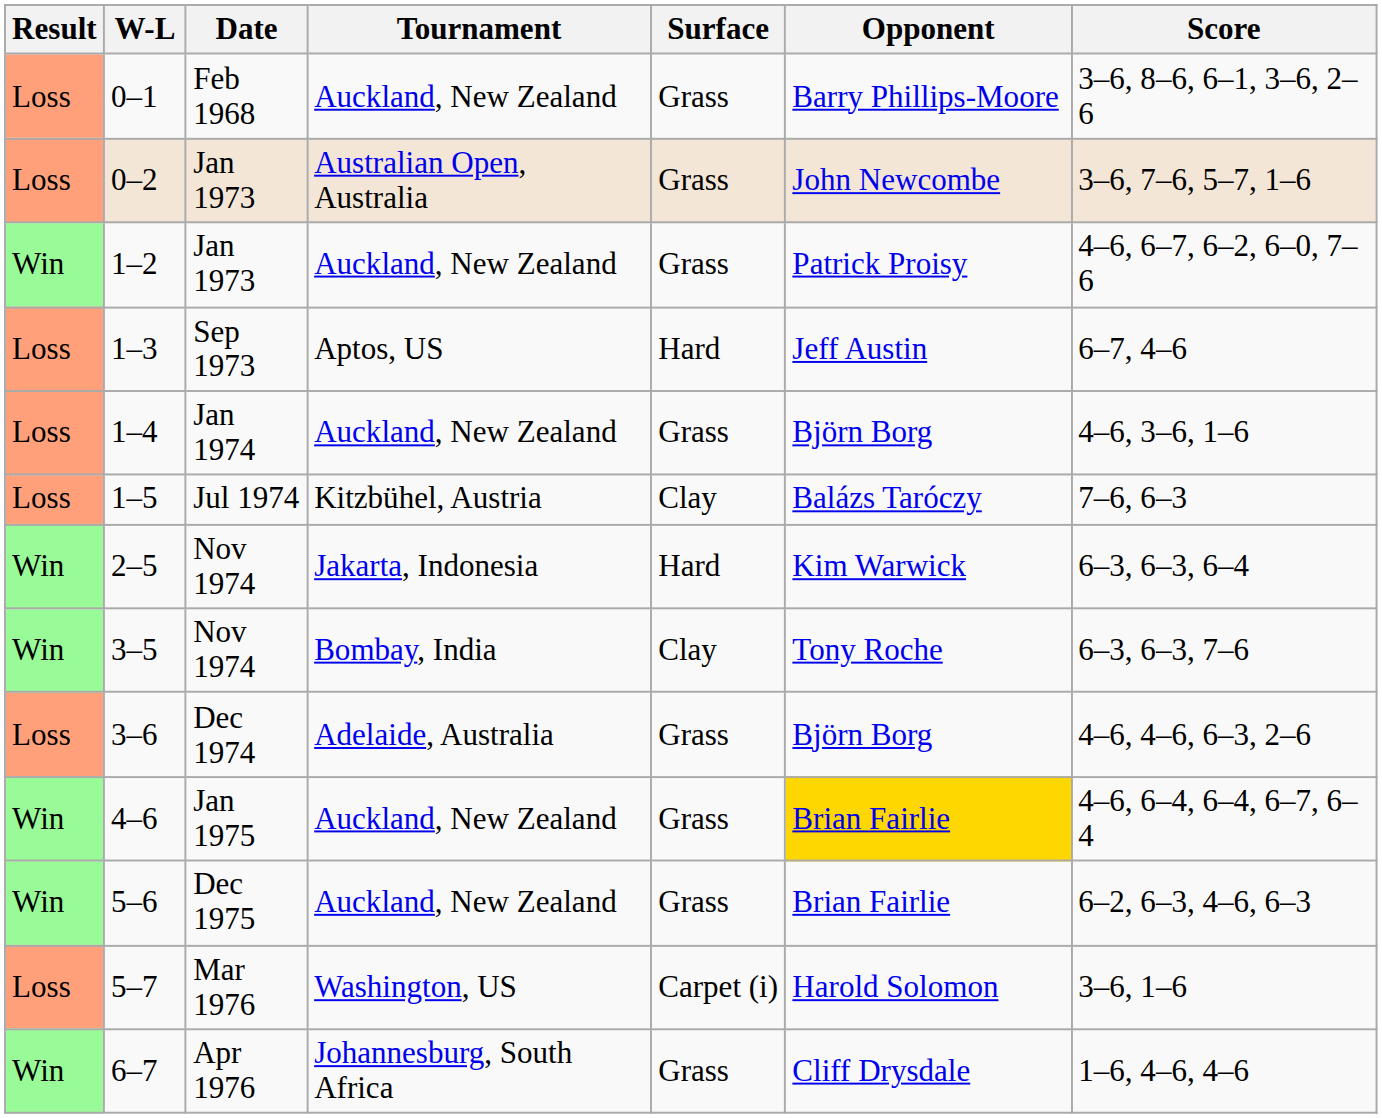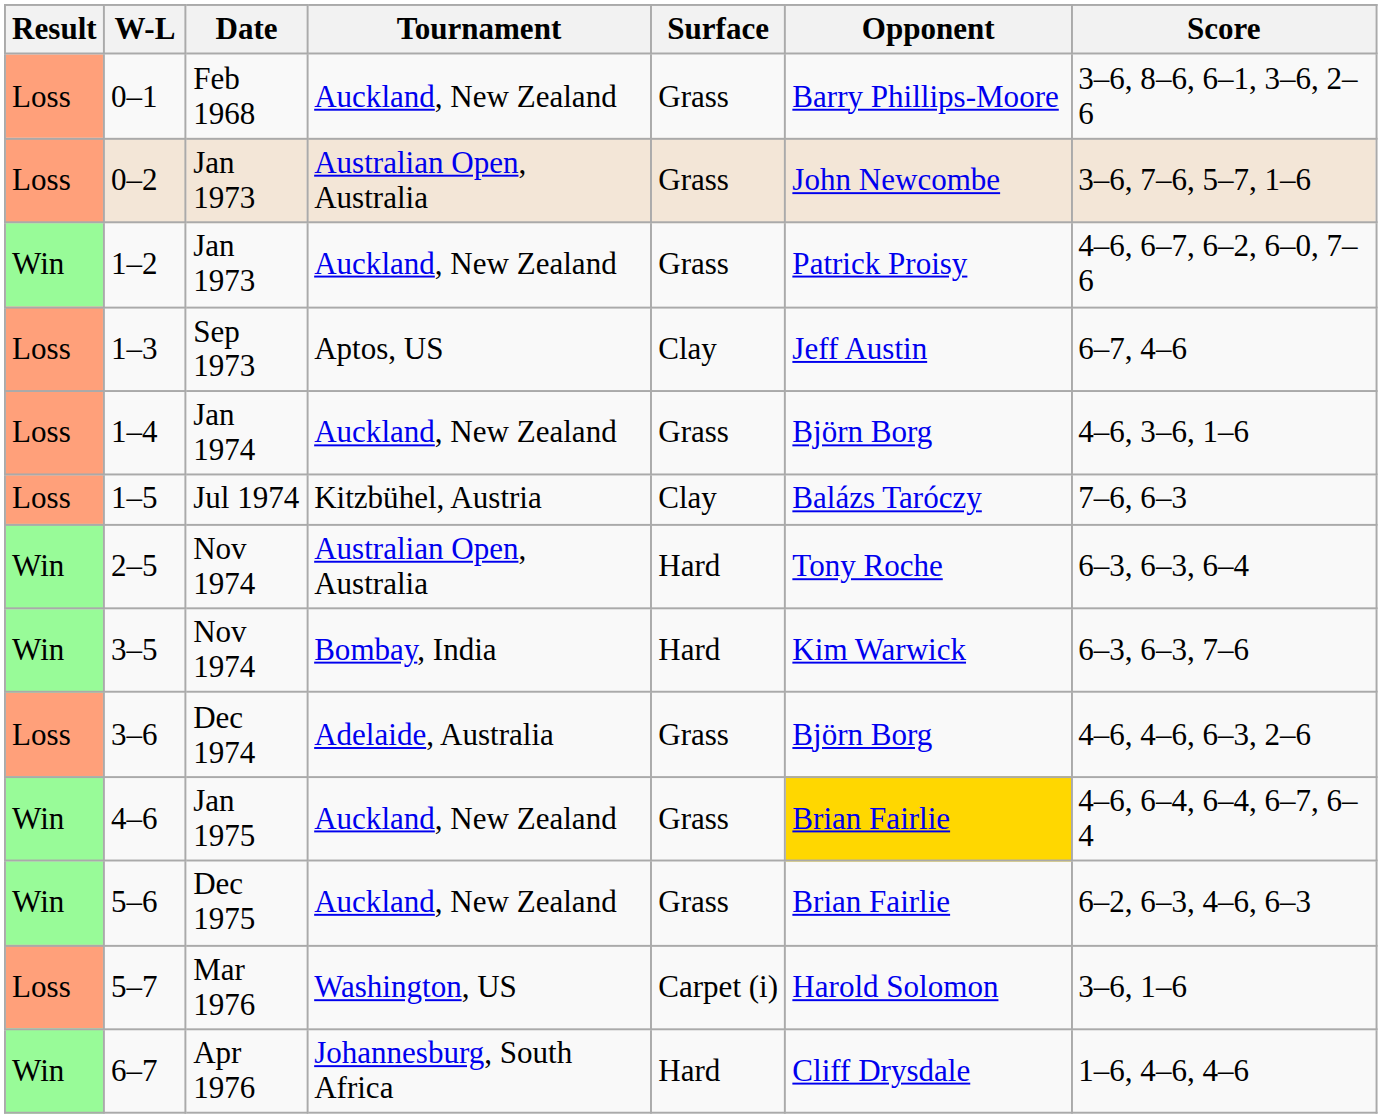(689, 348) Hard -> (688, 348) Clay
(426, 565) Jakarta, Indonesia -> (420, 565) Australian Open, Australia
(879, 565) Kim Warwick -> (868, 565) Tony Roche
(688, 649) Clay -> (689, 649) Hard
(868, 649) Tony Roche -> (879, 649) Kim Warwick
(694, 1070) Grass -> (689, 1070) Hard
